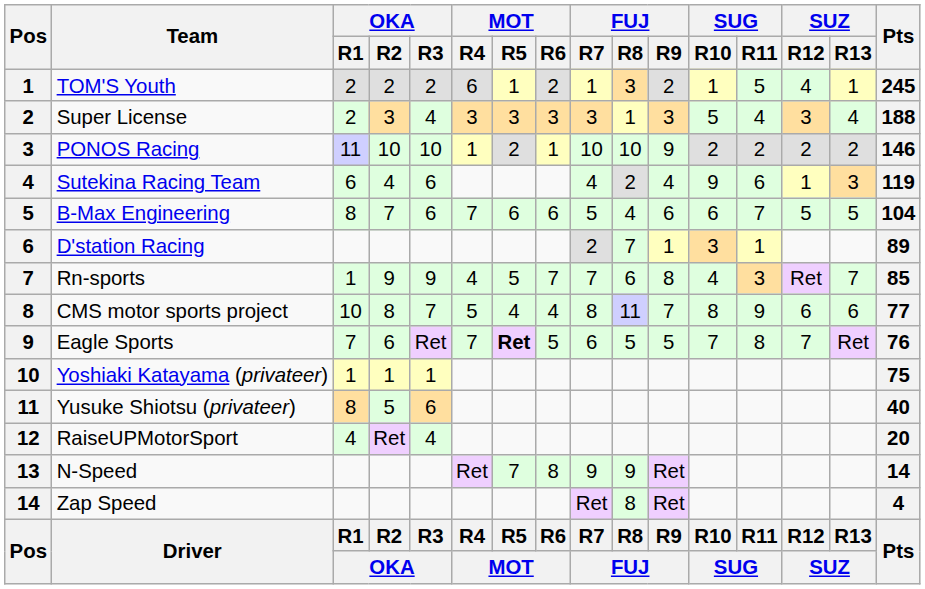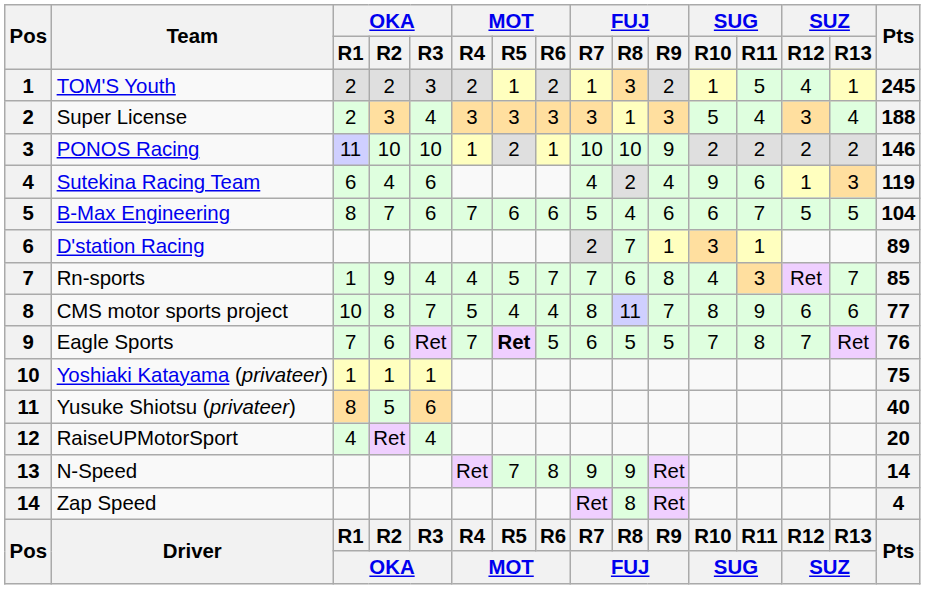(431, 85) 2 -> (431, 85) 3
(472, 85) 6 -> (472, 85) 2
(431, 278) 9 -> (431, 278) 4
